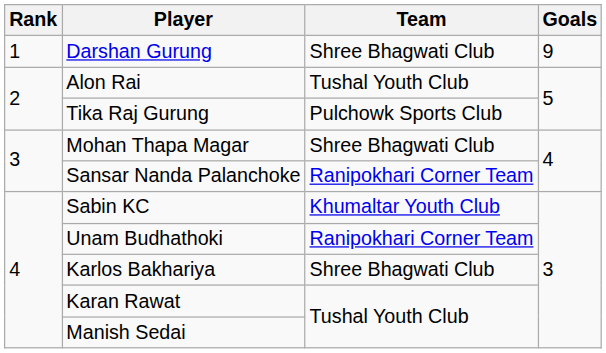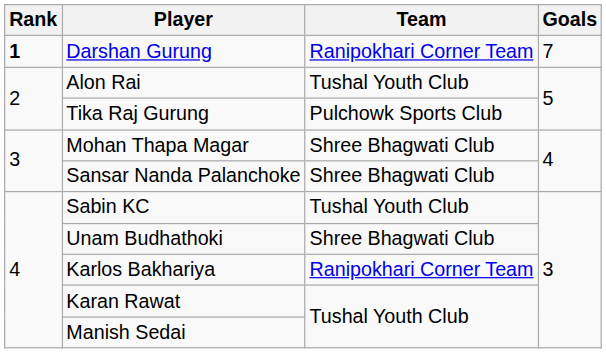(15, 51) normal -> (15, 51) bold
(402, 51) Shree Bhagwati Club -> (421, 51) Ranipokhari Corner Team
(548, 51) 9 -> (548, 51) 7
(421, 176) Ranipokhari Corner Team -> (402, 176) Shree Bhagwati Club
(405, 207) Khumaltar Youth Club -> (389, 207) Tushal Youth Club
(421, 238) Ranipokhari Corner Team -> (402, 238) Shree Bhagwati Club
(402, 269) Shree Bhagwati Club -> (421, 269) Ranipokhari Corner Team
